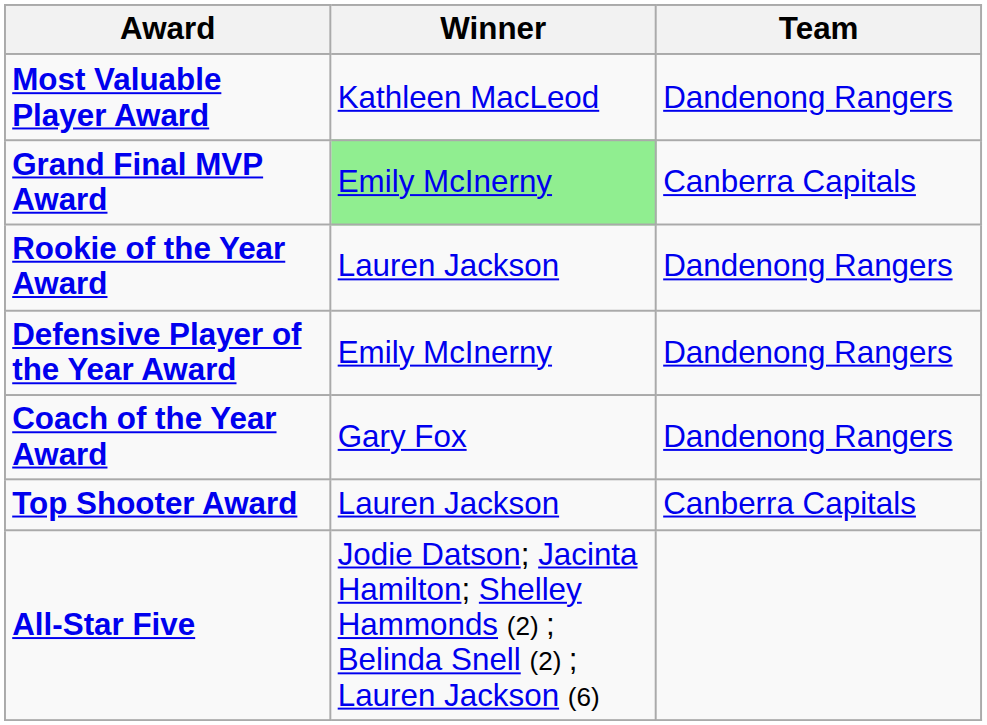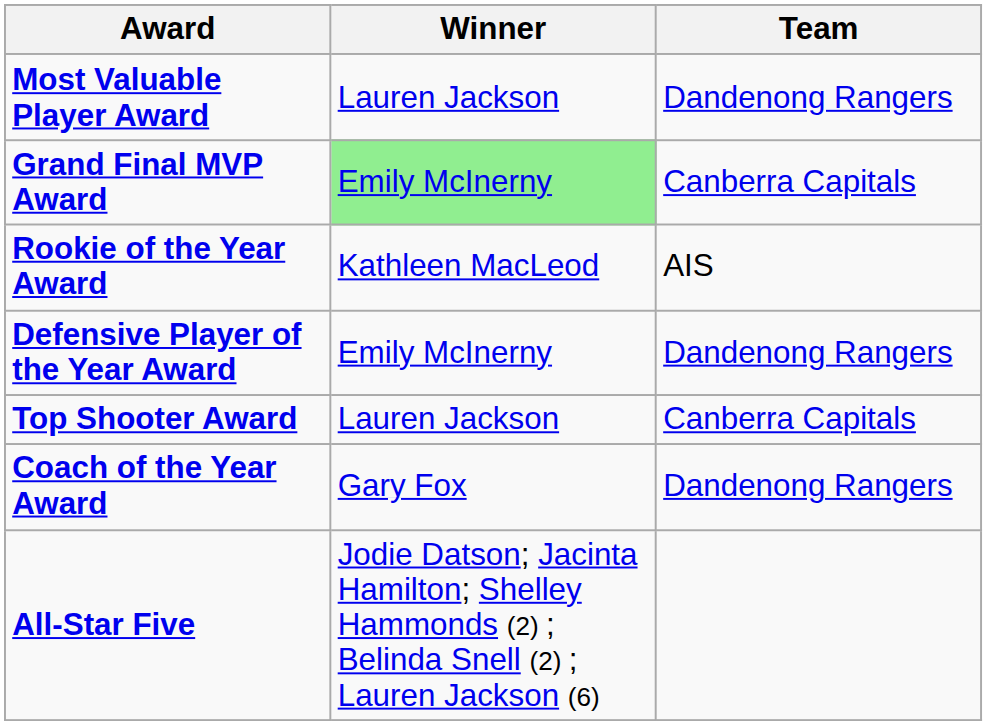(468, 96) Kathleen MacLeod -> (448, 96) Lauren Jackson
(448, 266) Lauren Jackson -> (468, 266) Kathleen MacLeod
(808, 266) Dandenong Rangers -> (688, 266) AIS
rows swapped: (144, 436) <-> (155, 504)
